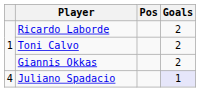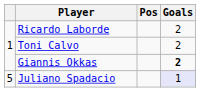(178, 62) normal -> (178, 62) bold
(10, 79) 4 -> (10, 79) 5
